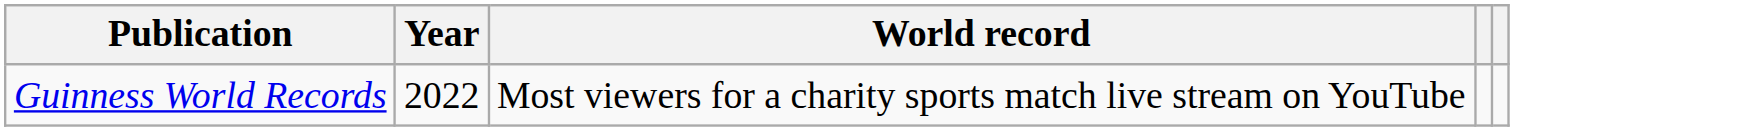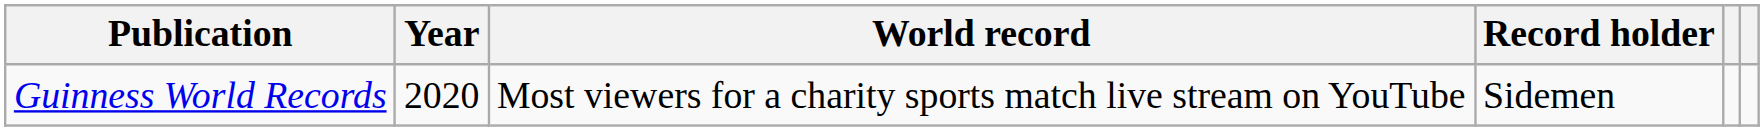+ column: (1599, 34)
(442, 94) 2022 -> (442, 94) 2020
